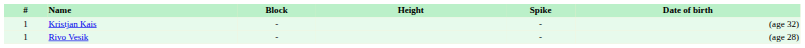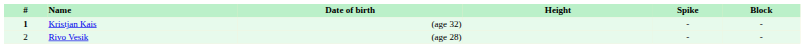columns swapped: (688, 10) <-> (277, 10)
(26, 24) normal -> (26, 24) bold
(26, 37) 1 -> (26, 37) 2
